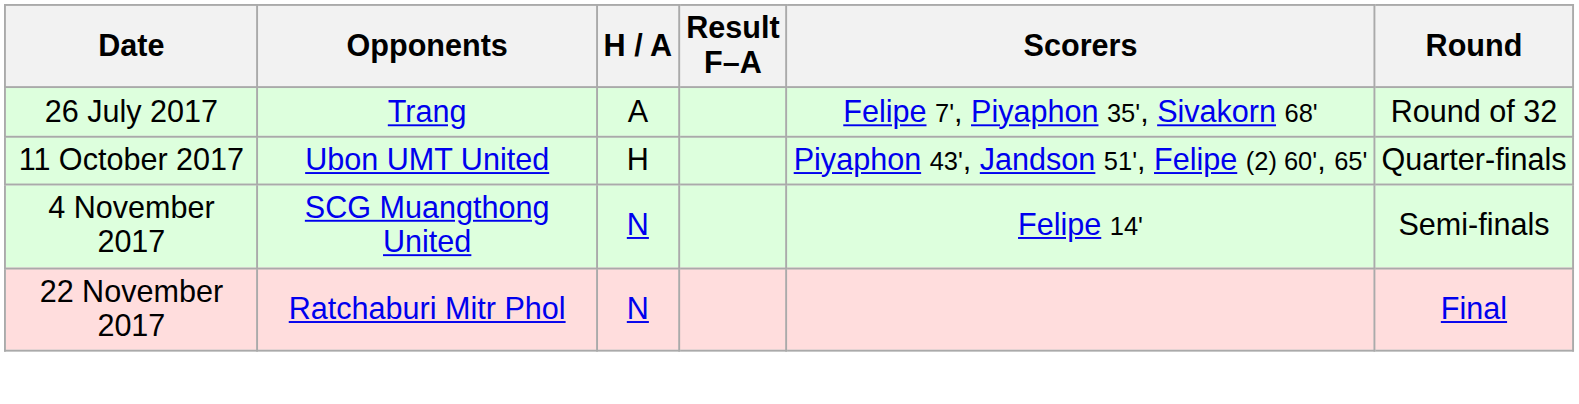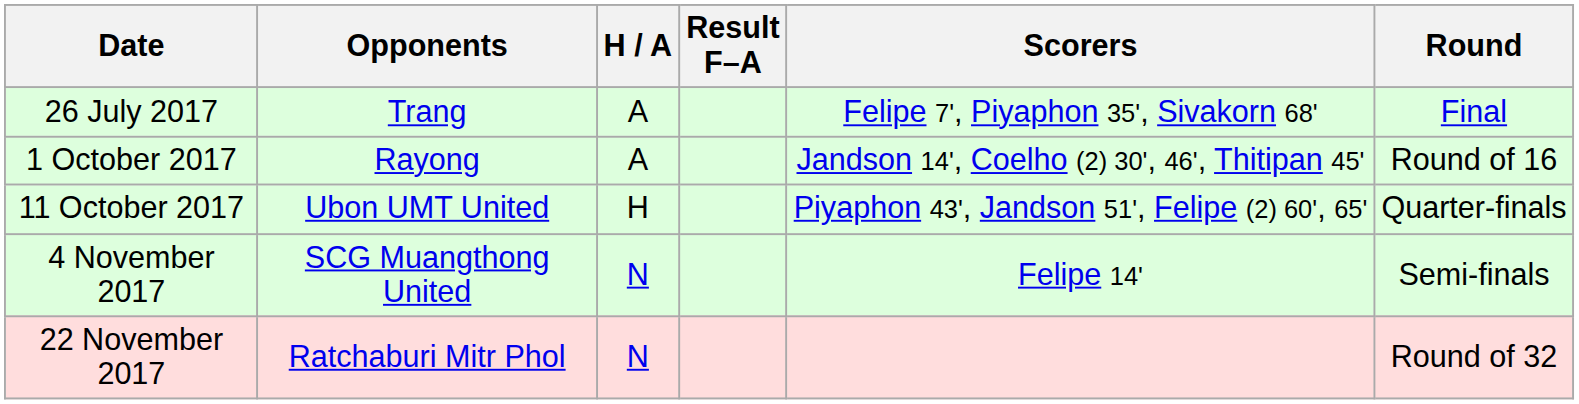(1474, 111) Round of 32 -> (1474, 111) Final
+ row: (131, 160)
(1474, 308) Final -> (1474, 357) Round of 32
